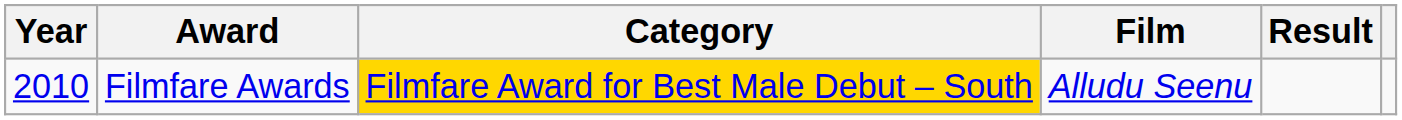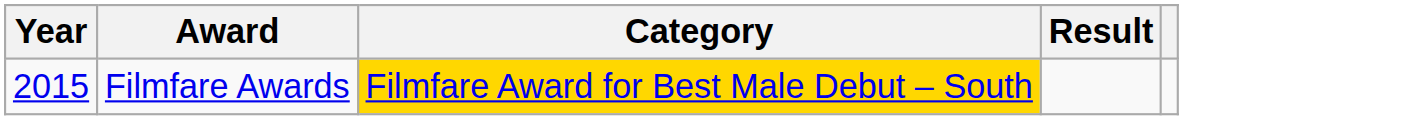- column: (1151, 31)
(51, 85) 2010 -> (51, 85) 2015
